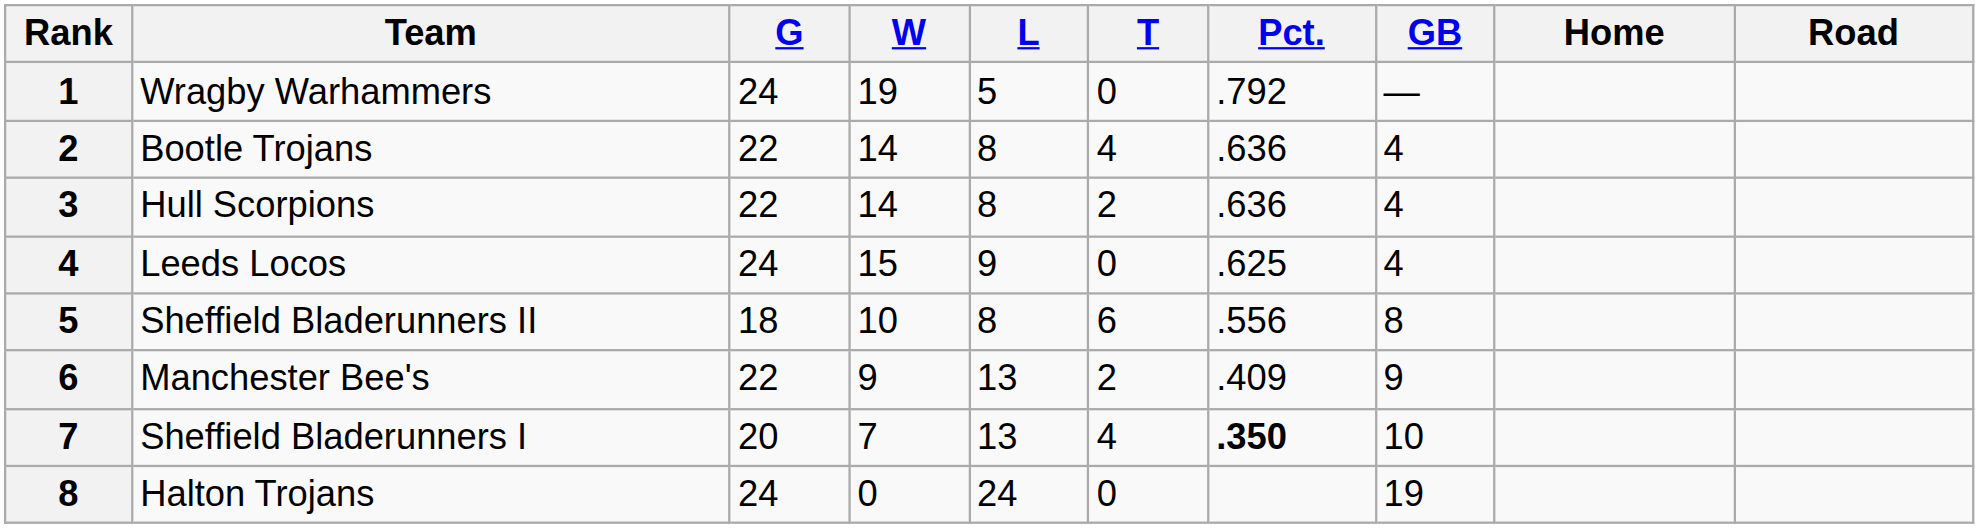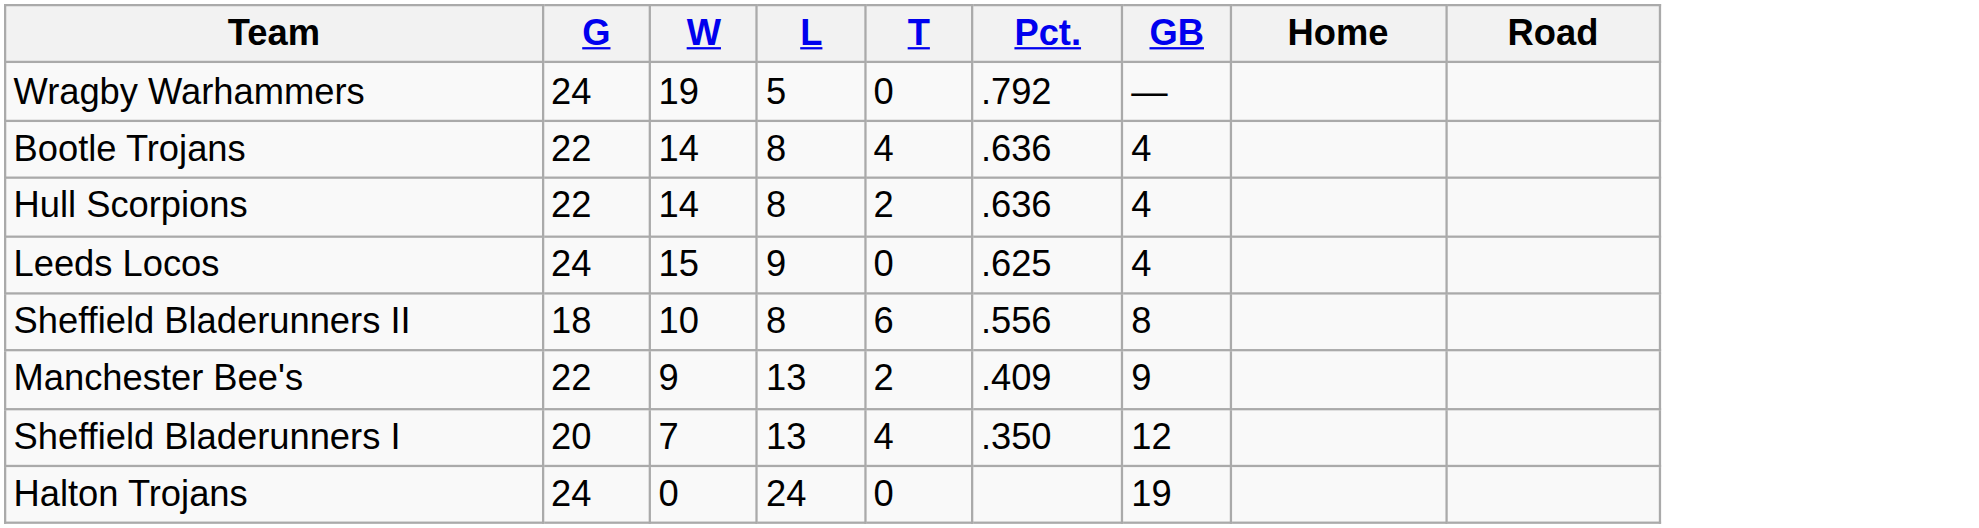- column: (68, 33)
(1252, 436) bold -> (1016, 436) normal
(1404, 436) 10 -> (1152, 436) 12
